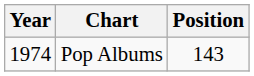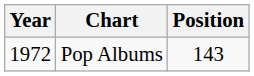(30, 53) 1974 -> (30, 53) 1972
